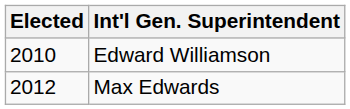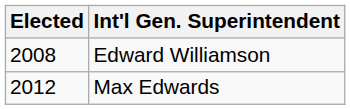(33, 54) 2010 -> (33, 54) 2008
